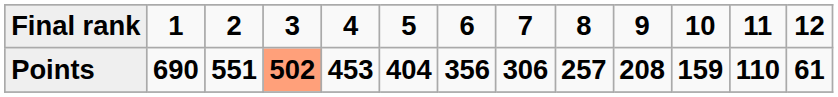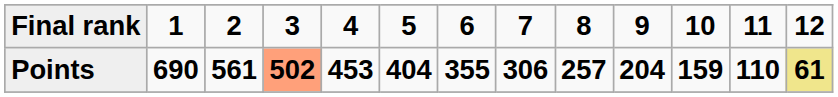(234, 69) 551 -> (234, 69) 561
(467, 69) 356 -> (467, 69) 355
(642, 69) 208 -> (642, 69) 204
(810, 69) no background -> (810, 69) khaki background
